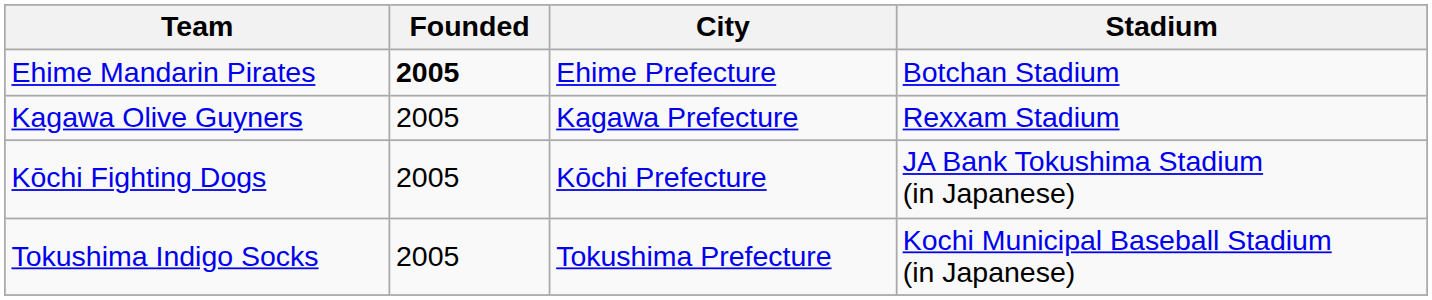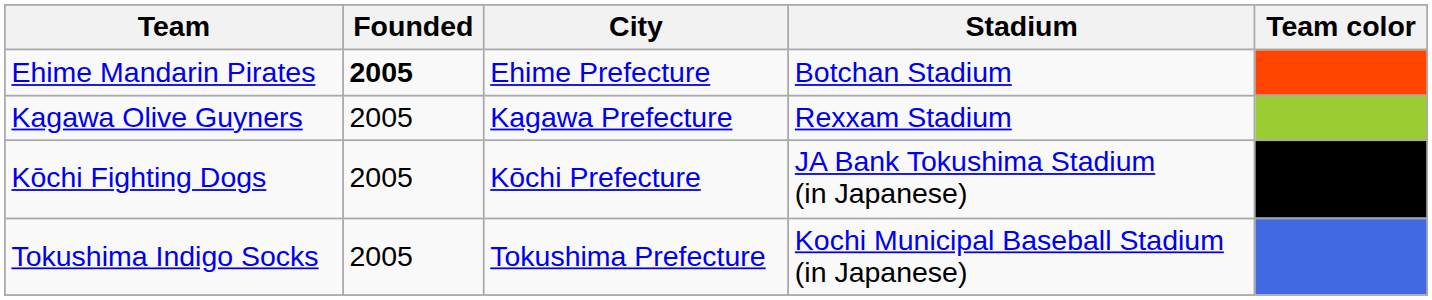+ column: (1341, 27)
